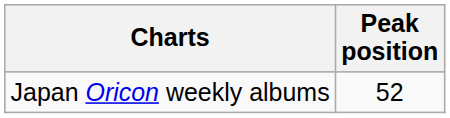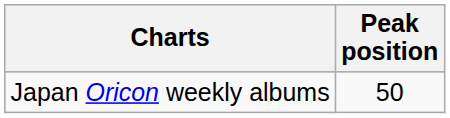(390, 91) 52 -> (390, 91) 50
